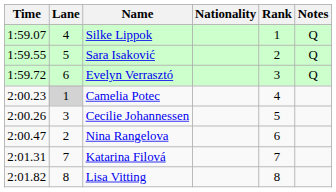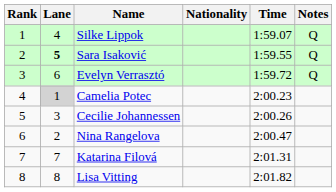columns swapped: (277, 14) <-> (27, 14)
(66, 55) normal -> (57, 55) bold
